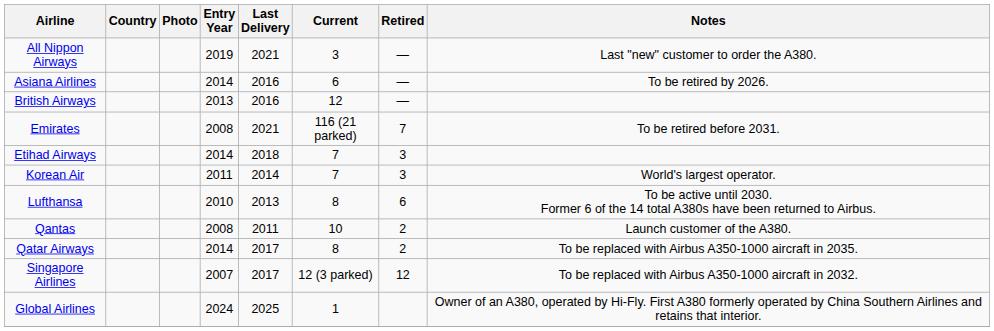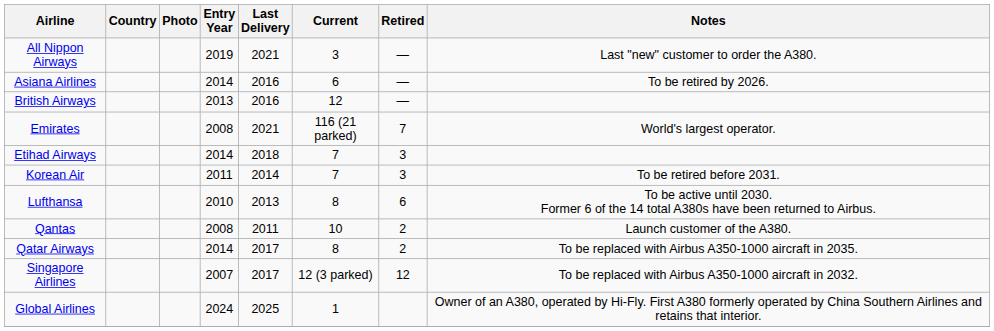(708, 128) To be retired before 2031. -> (708, 128) World's largest operator.
(708, 175) World's largest operator. -> (708, 175) To be retired before 2031.
